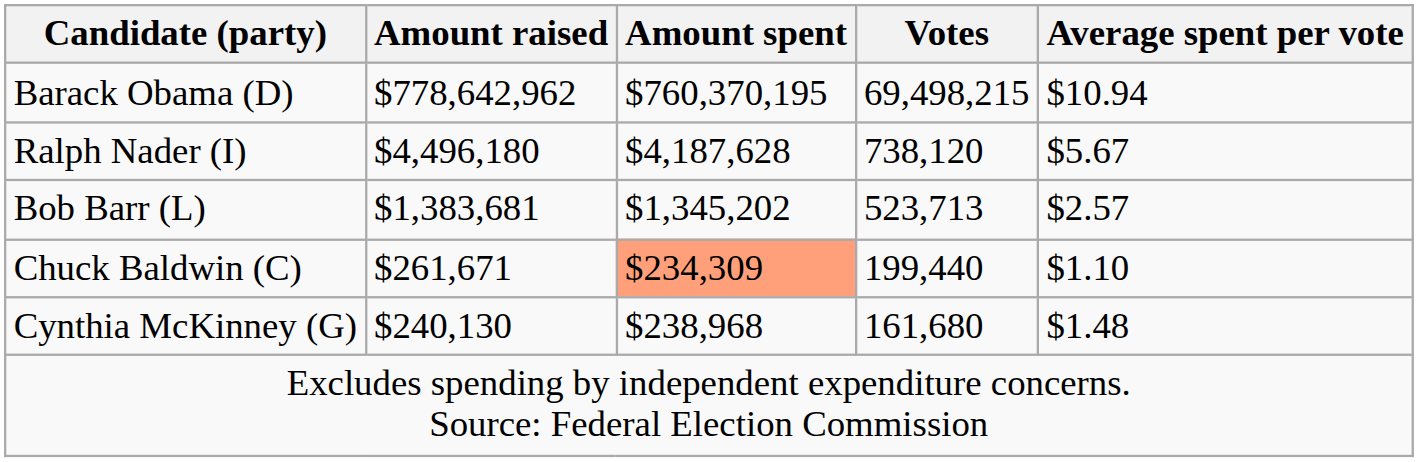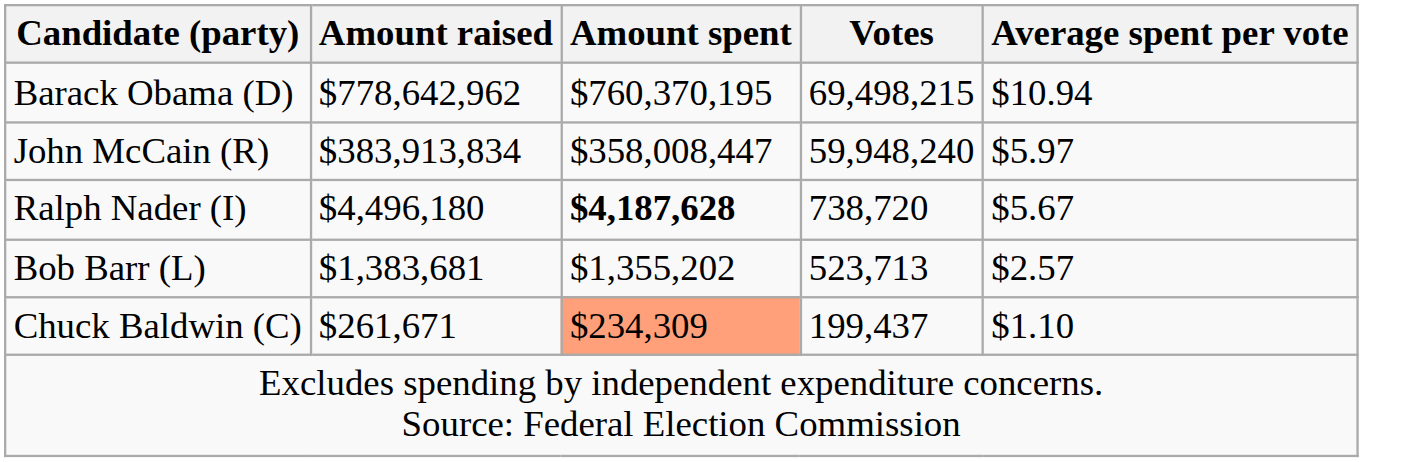+ row: (141, 150)
(708, 150) normal -> (653, 208) bold
(924, 150) 738,120 -> (869, 208) 738,720
(708, 208) $1,345,202 -> (653, 267) $1,355,202
(924, 267) 199,440 -> (869, 325) 199,437
- row: (185, 325)
